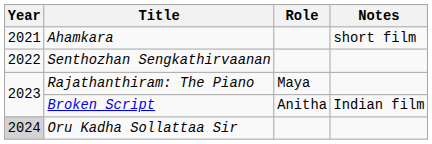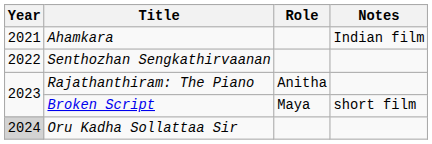(375, 38) short film -> (379, 38) Indian film
(294, 83) Maya -> (302, 83) Anitha
(302, 106) Anitha -> (294, 106) Maya
(379, 106) Indian film -> (375, 106) short film
